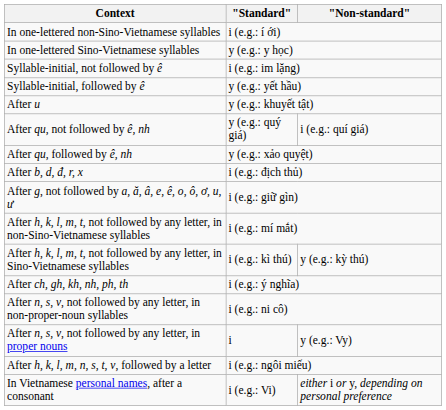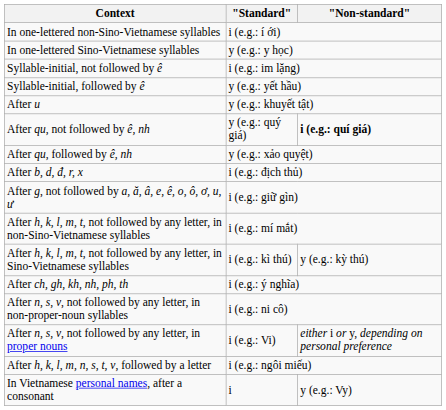(334, 129) normal -> (336, 129) bold
(230, 340) i -> (252, 340) i (e.g.: Vi)
(326, 340) y (e.g.: Vy) -> (361, 340) either i or y, depending on personal preference
(252, 390) i (e.g.: Vi) -> (230, 390) i
(361, 390) either i or y, depending on personal preference -> (326, 390) y (e.g.: Vy)
